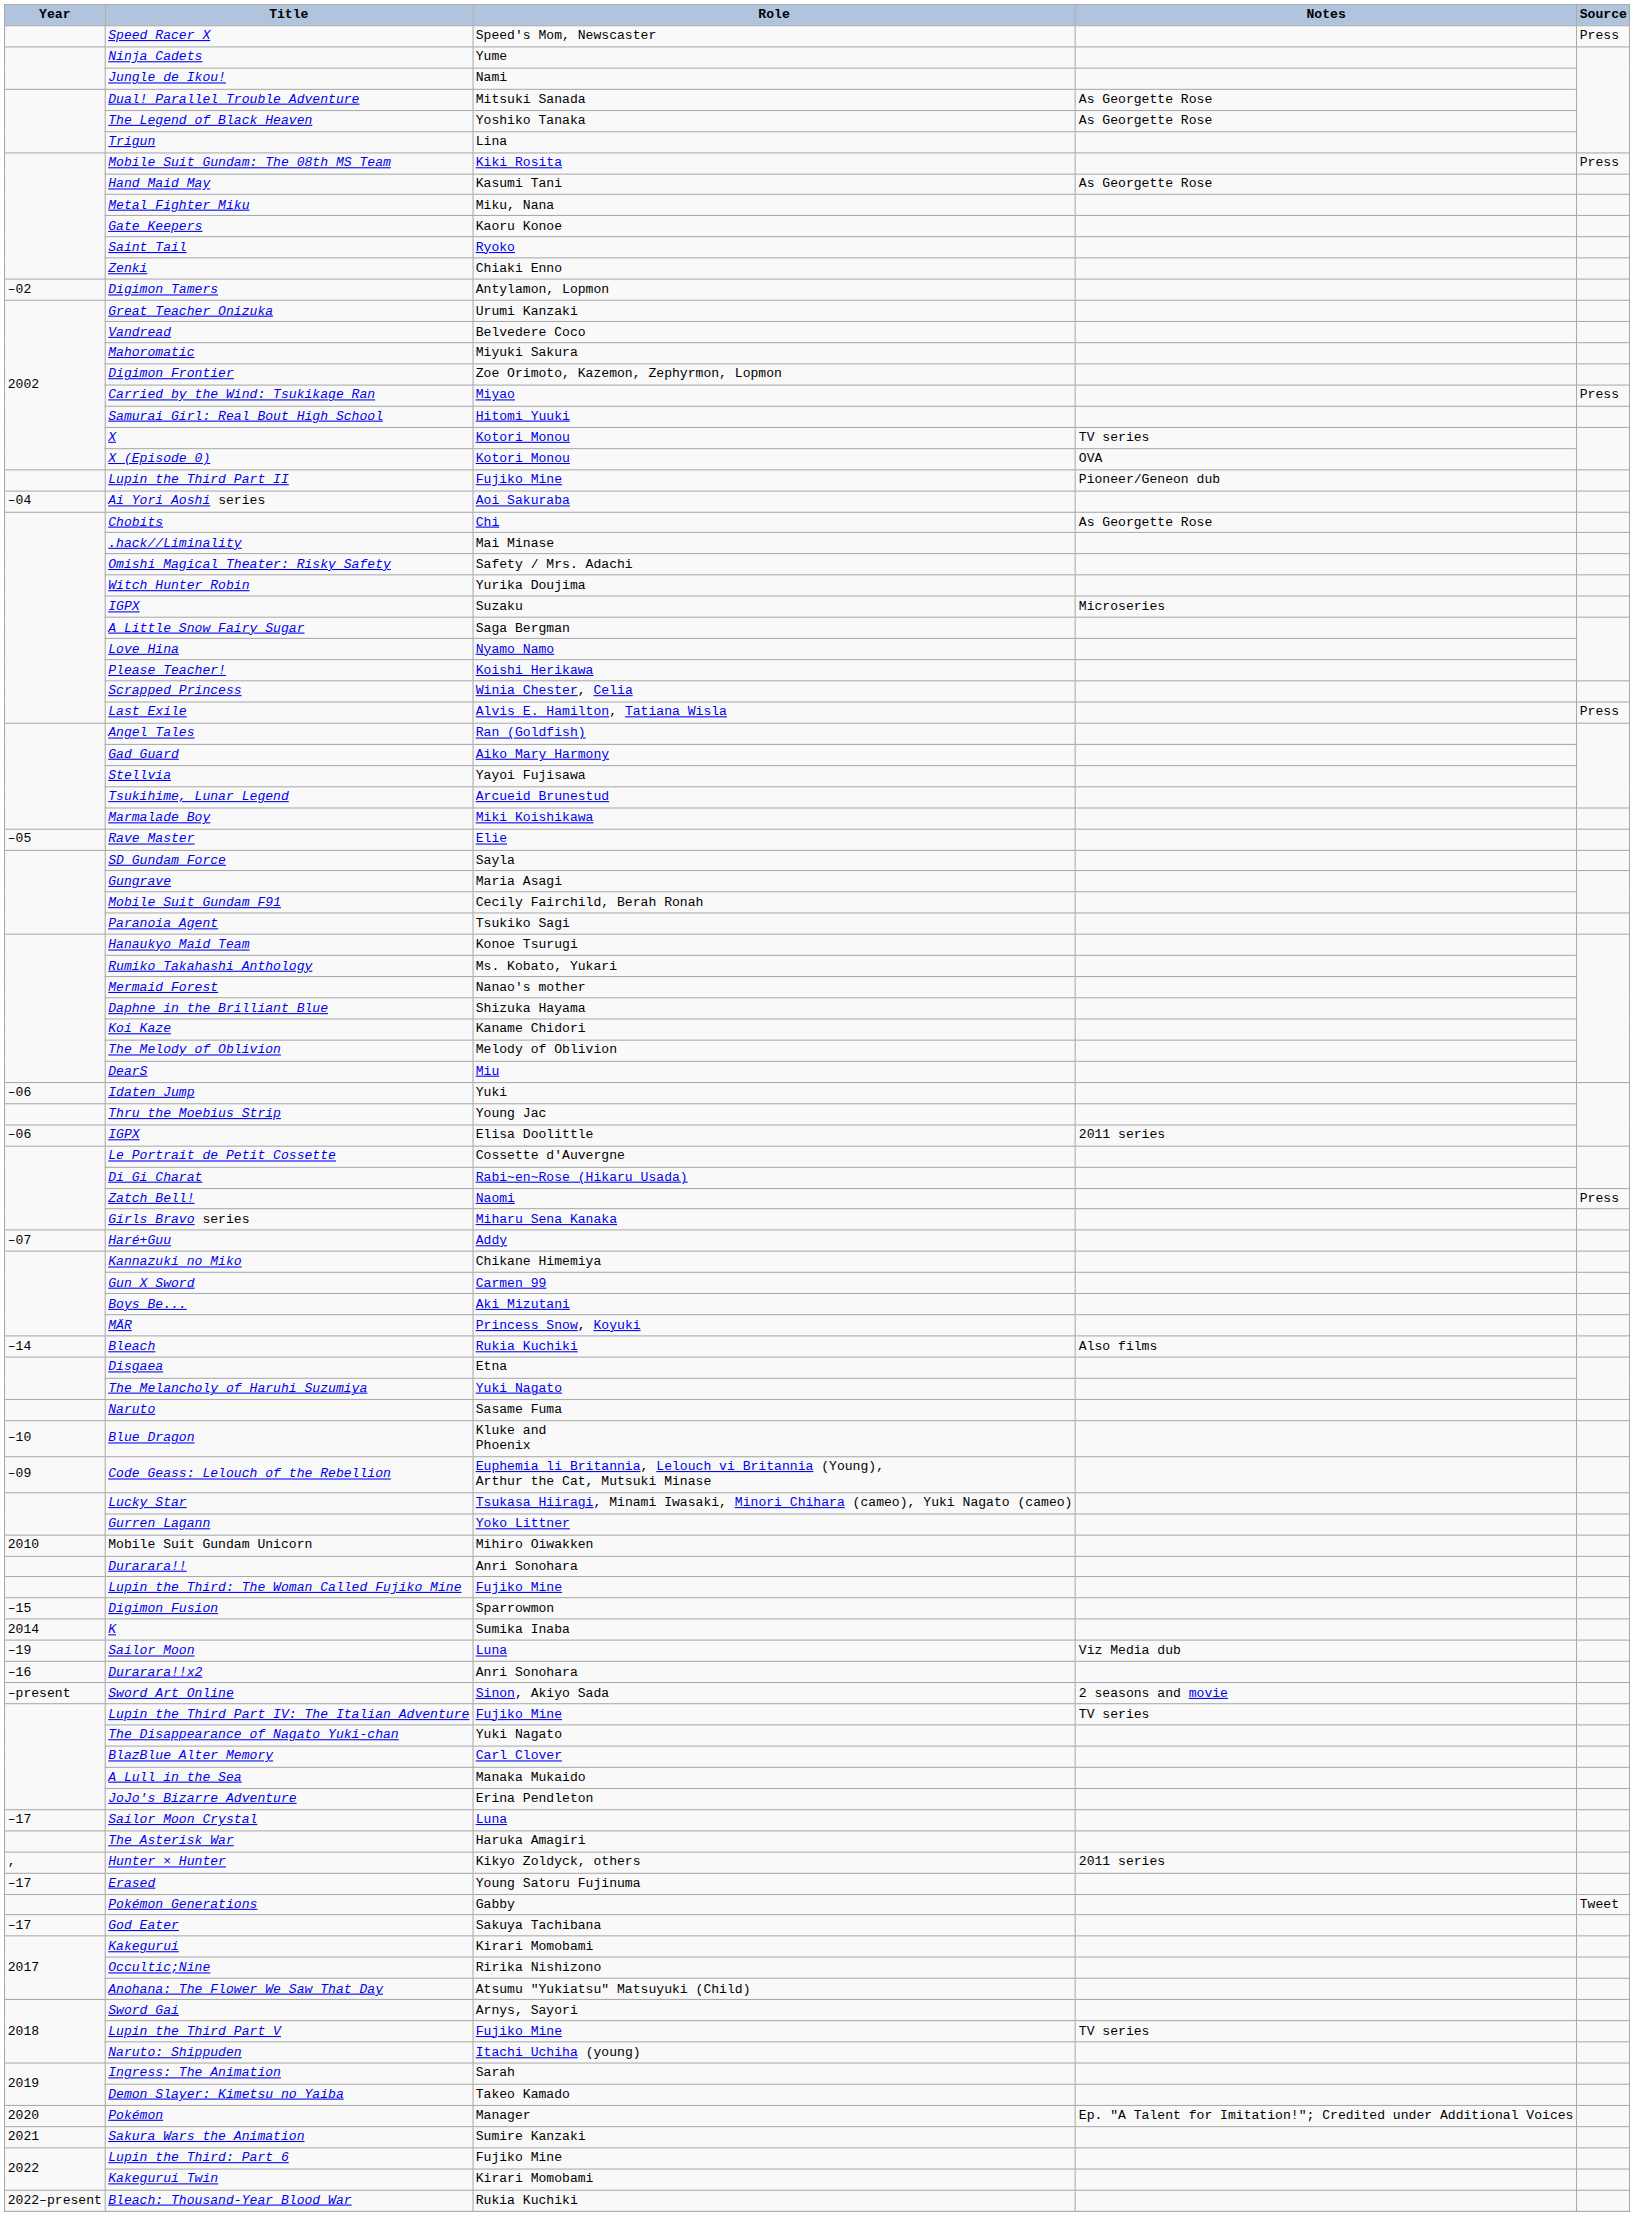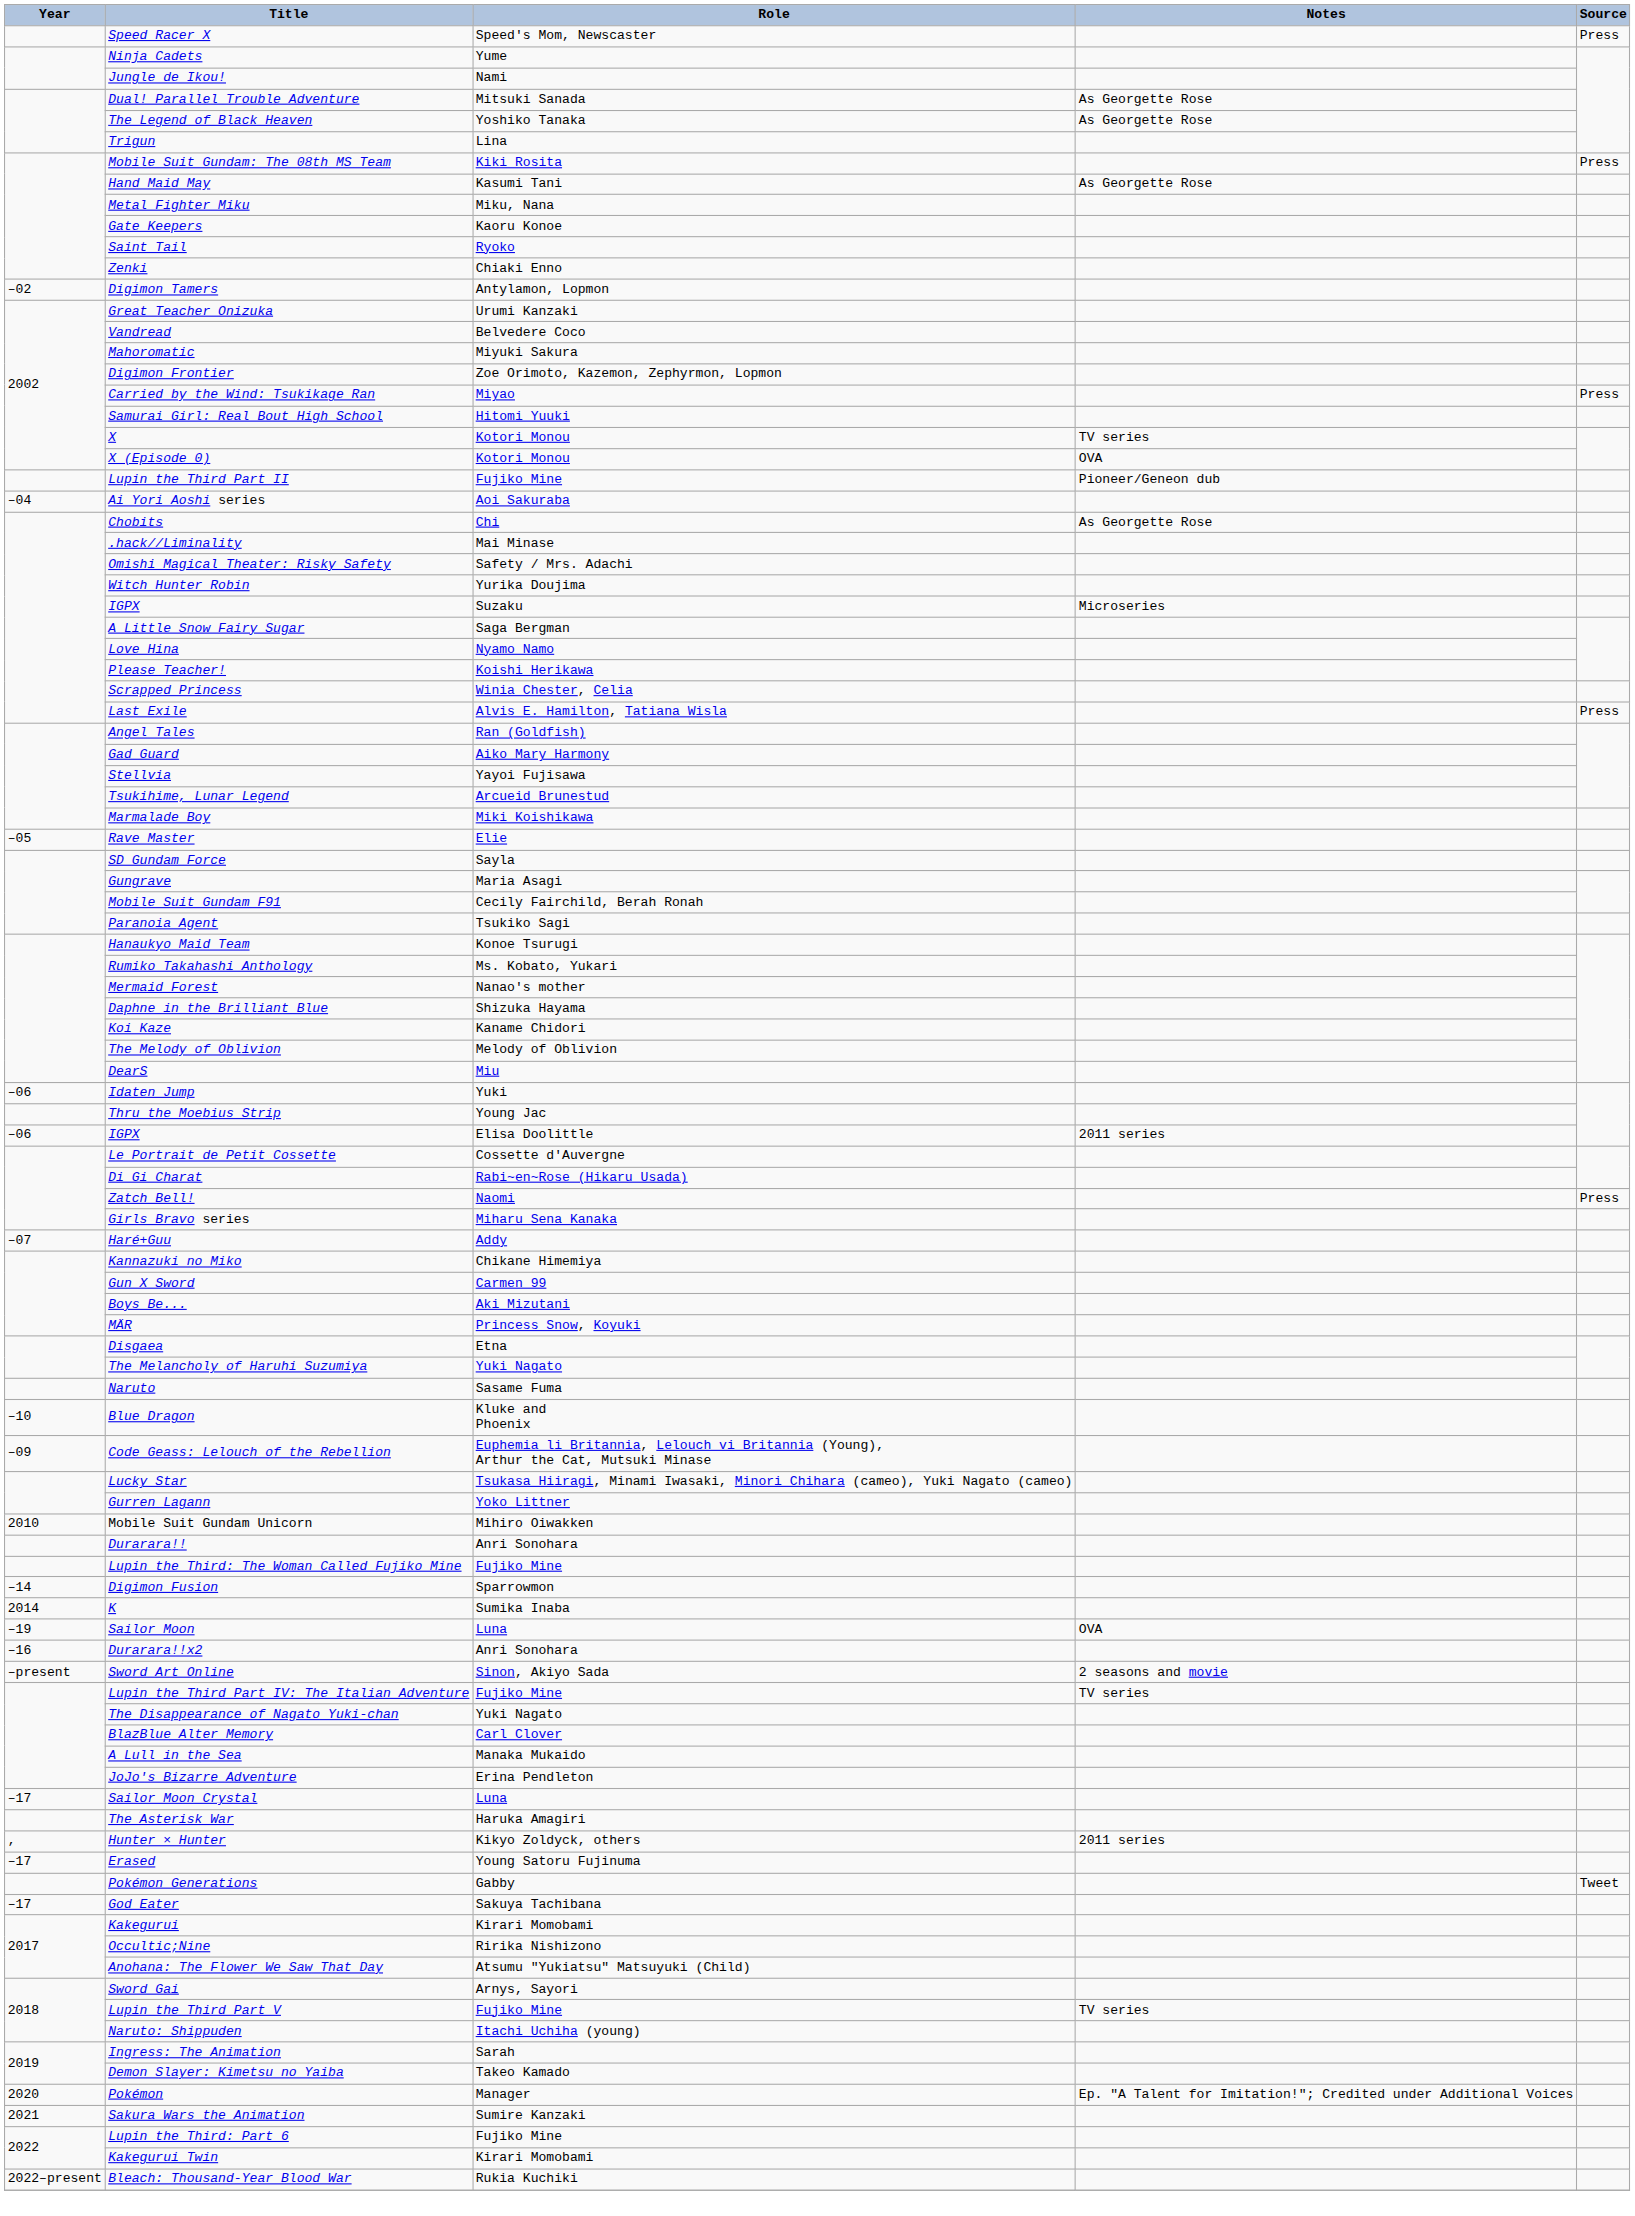- row: (132, 1347)
(19, 1609) –15 -> (19, 1588) –14
(1130, 1651) Viz Media dub -> (1091, 1630) OVA
